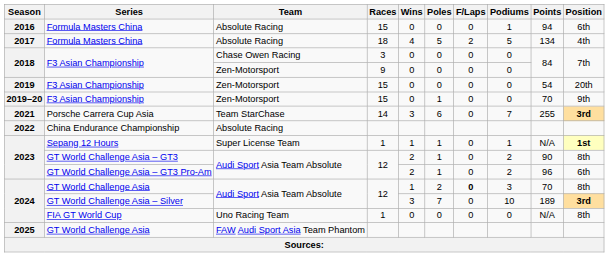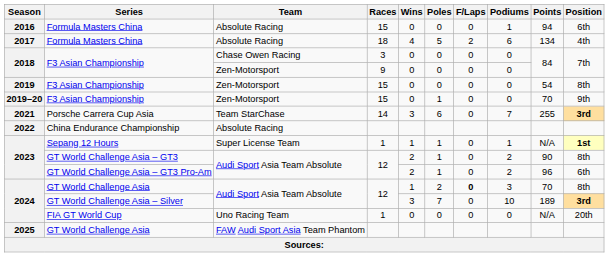(509, 41) 5 -> (509, 41) 6
(584, 85) 20th -> (584, 85) 8th
(584, 216) 8th -> (584, 216) 20th
